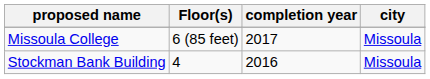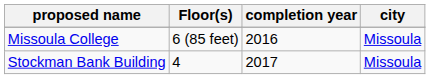(262, 39) 2017 -> (262, 39) 2016
(262, 62) 2016 -> (262, 62) 2017
